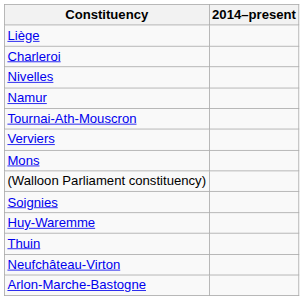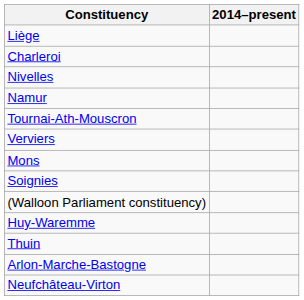rows swapped: (33, 202) <-> (107, 181)
rows swapped: (77, 285) <-> (64, 264)
